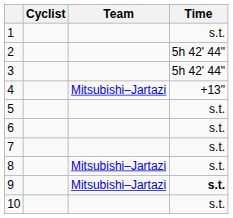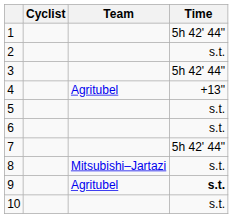(217, 33) s.t. -> (198, 33) 5h 42' 44"
(198, 52) 5h 42' 44" -> (217, 52) s.t.
(119, 90) Mitsubishi–Jartazi -> (95, 90) Agritubel
(217, 147) s.t. -> (198, 147) 5h 42' 44"
(119, 185) Mitsubishi–Jartazi -> (95, 185) Agritubel
